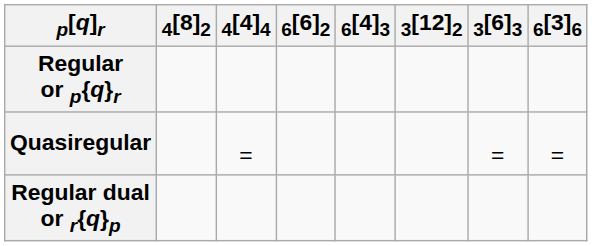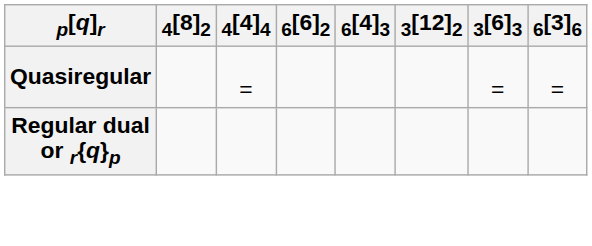- row: (81, 79)
